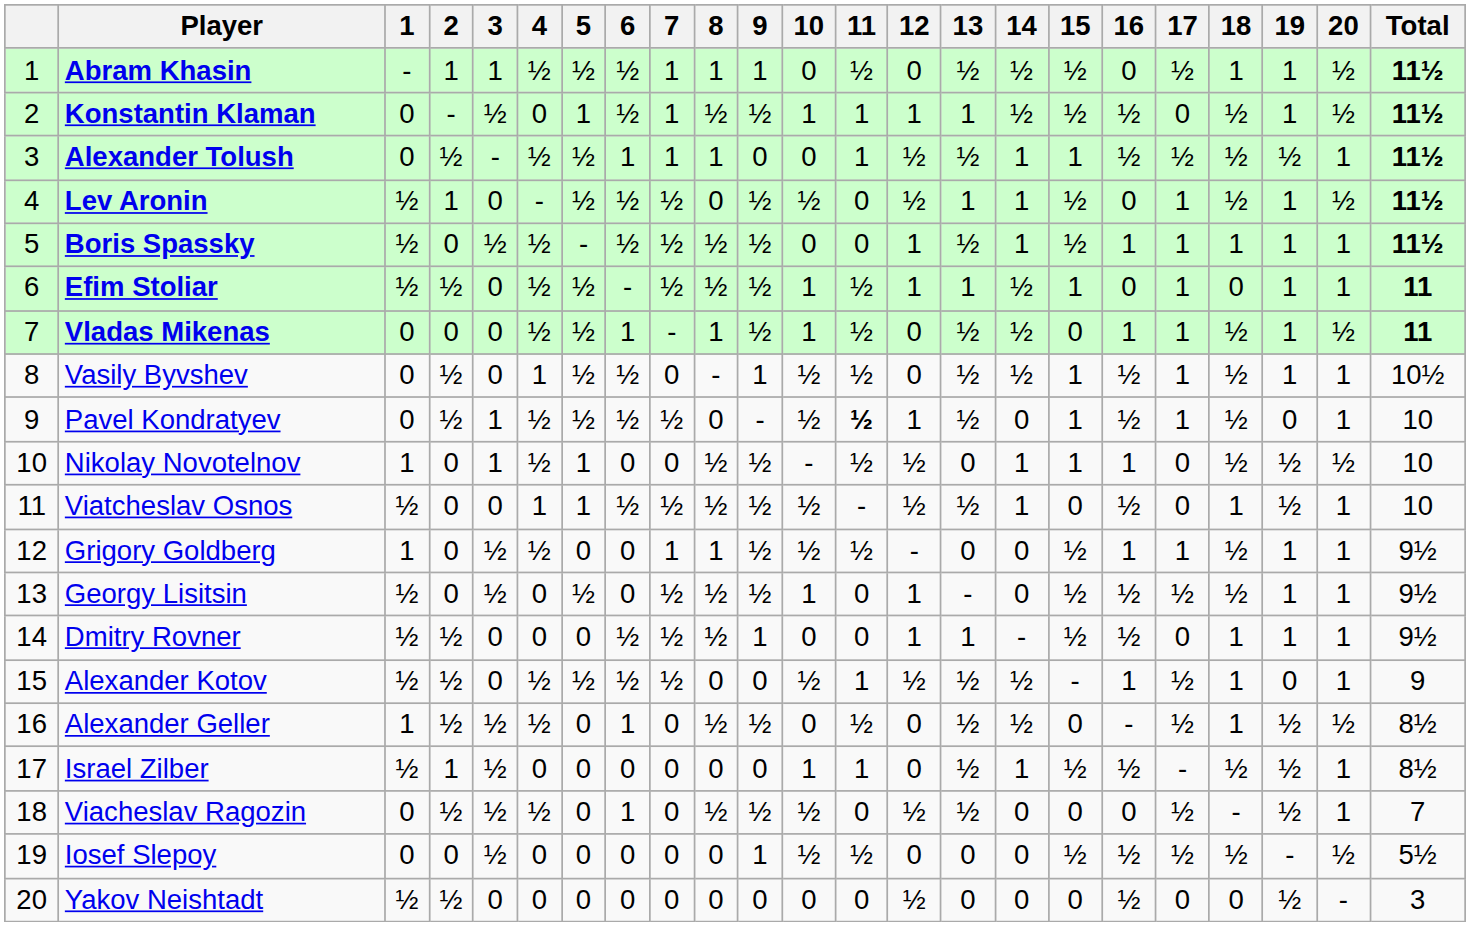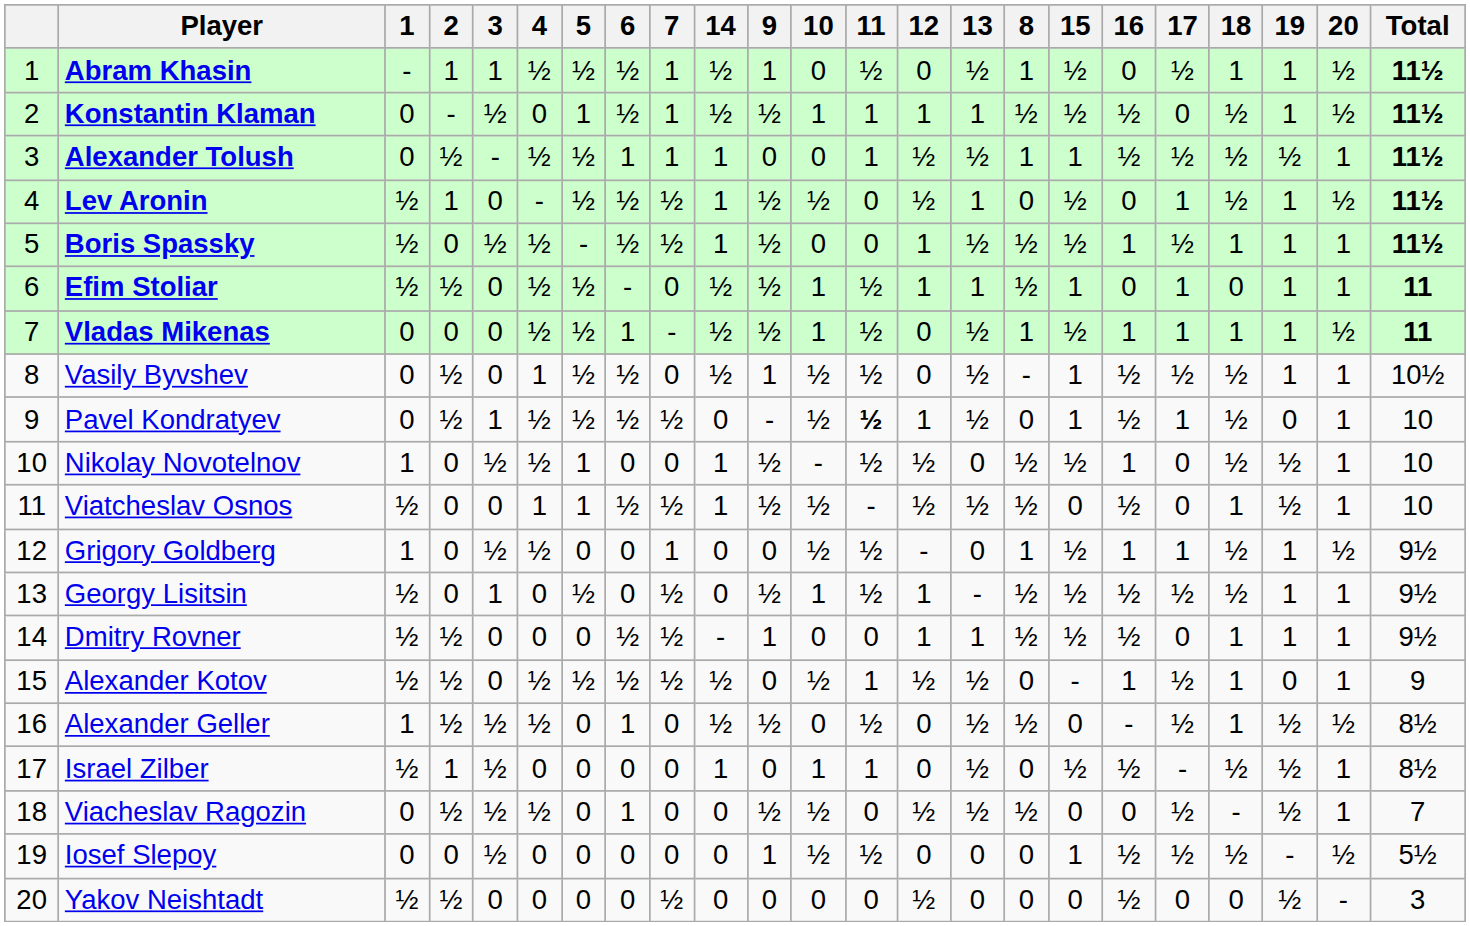columns swapped: (716, 26) <-> (1022, 26)
(1182, 244) 1 -> (1182, 244) ½
(672, 288) ½ -> (672, 288) 0
(1075, 331) 0 -> (1075, 331) ½
(1236, 331) ½ -> (1236, 331) 1
(1182, 375) 1 -> (1182, 375) ½
(495, 462) 1 -> (495, 462) ½
(1075, 462) 1 -> (1075, 462) ½
(1343, 462) ½ -> (1343, 462) 1
(760, 550) ½ -> (770, 550) 0
(1343, 550) 1 -> (1343, 550) ½
(495, 593) ½ -> (495, 593) 1
(862, 593) 0 -> (871, 593) ½
(1075, 855) ½ -> (1075, 855) 1
(672, 899) 0 -> (672, 899) ½
